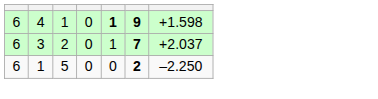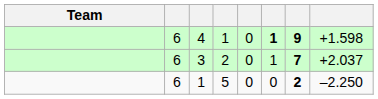+ column: (85, 15)
